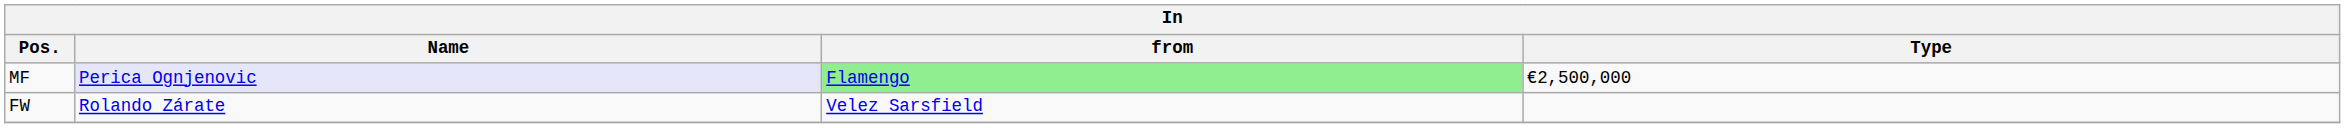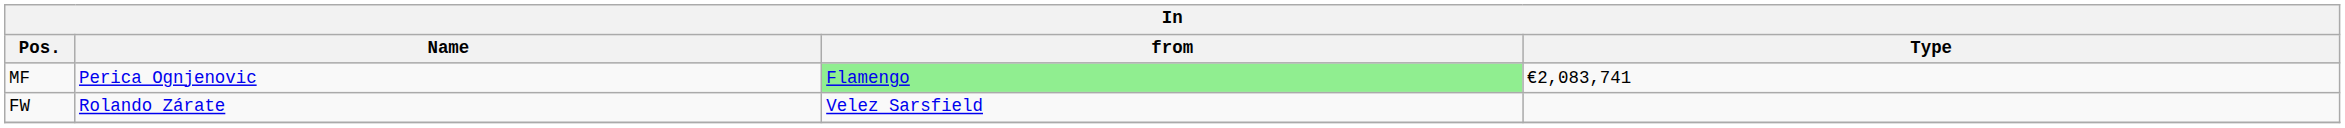(168, 78) lavender background -> (168, 78) no background
(1579, 78) €2,500,000 -> (1579, 78) €2,083,741
